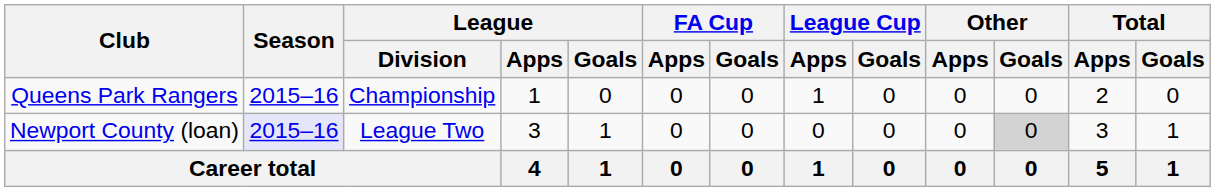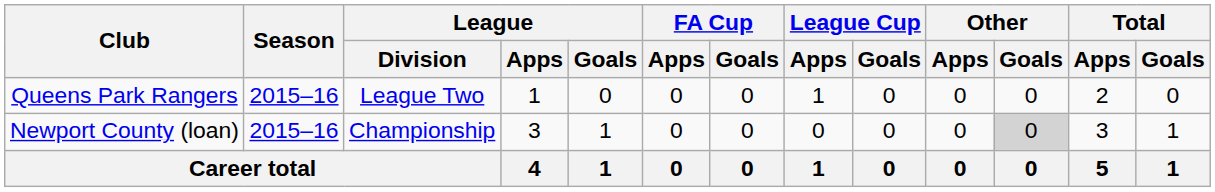(422, 95) Championship -> (422, 95) League Two
(294, 131) lavender background -> (294, 131) no background
(422, 131) League Two -> (422, 131) Championship
